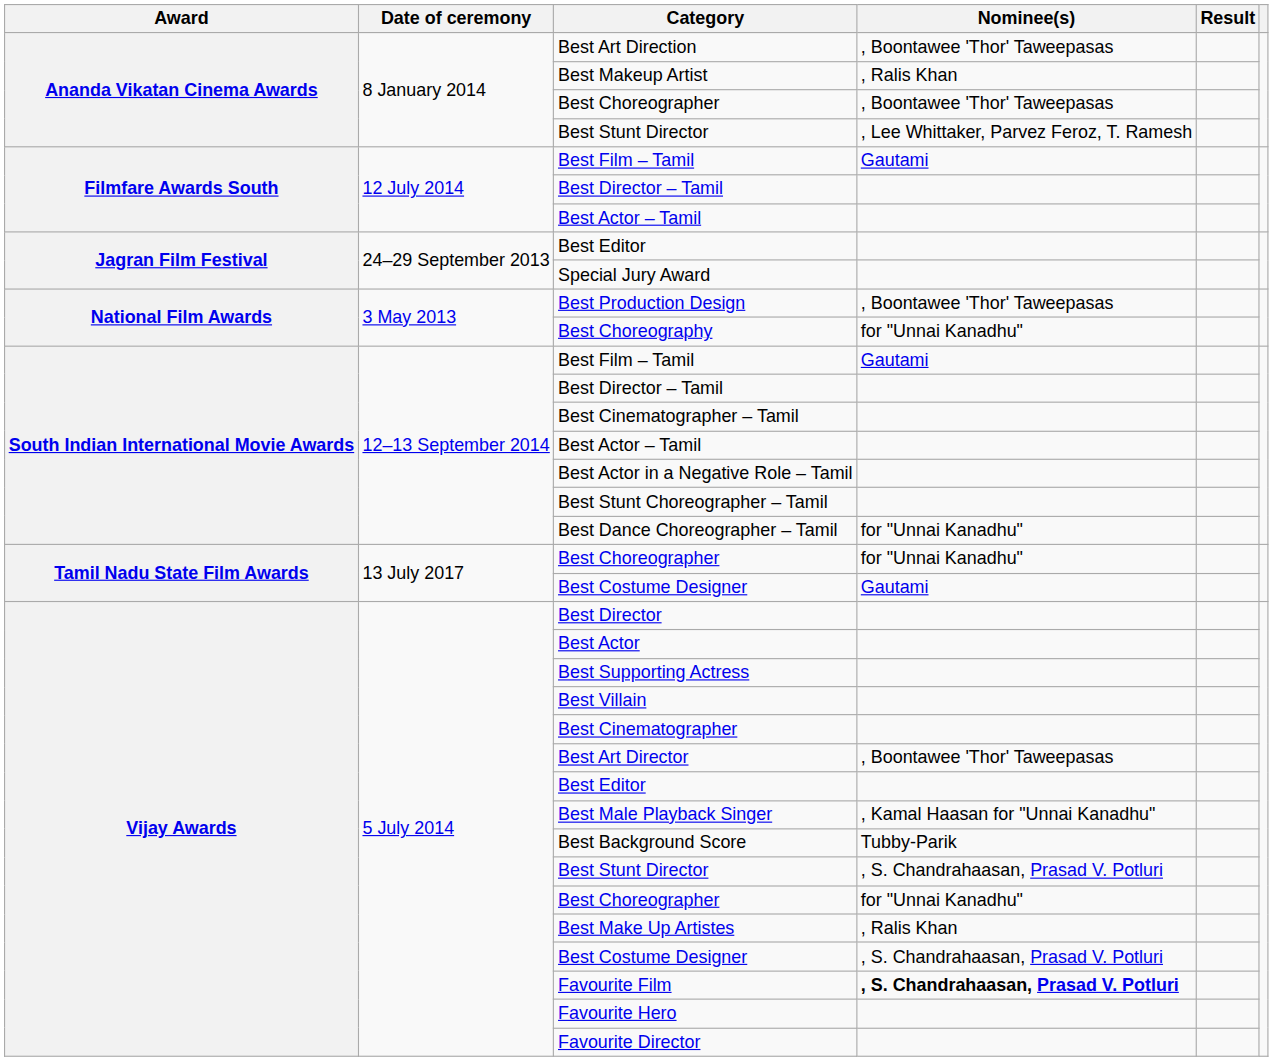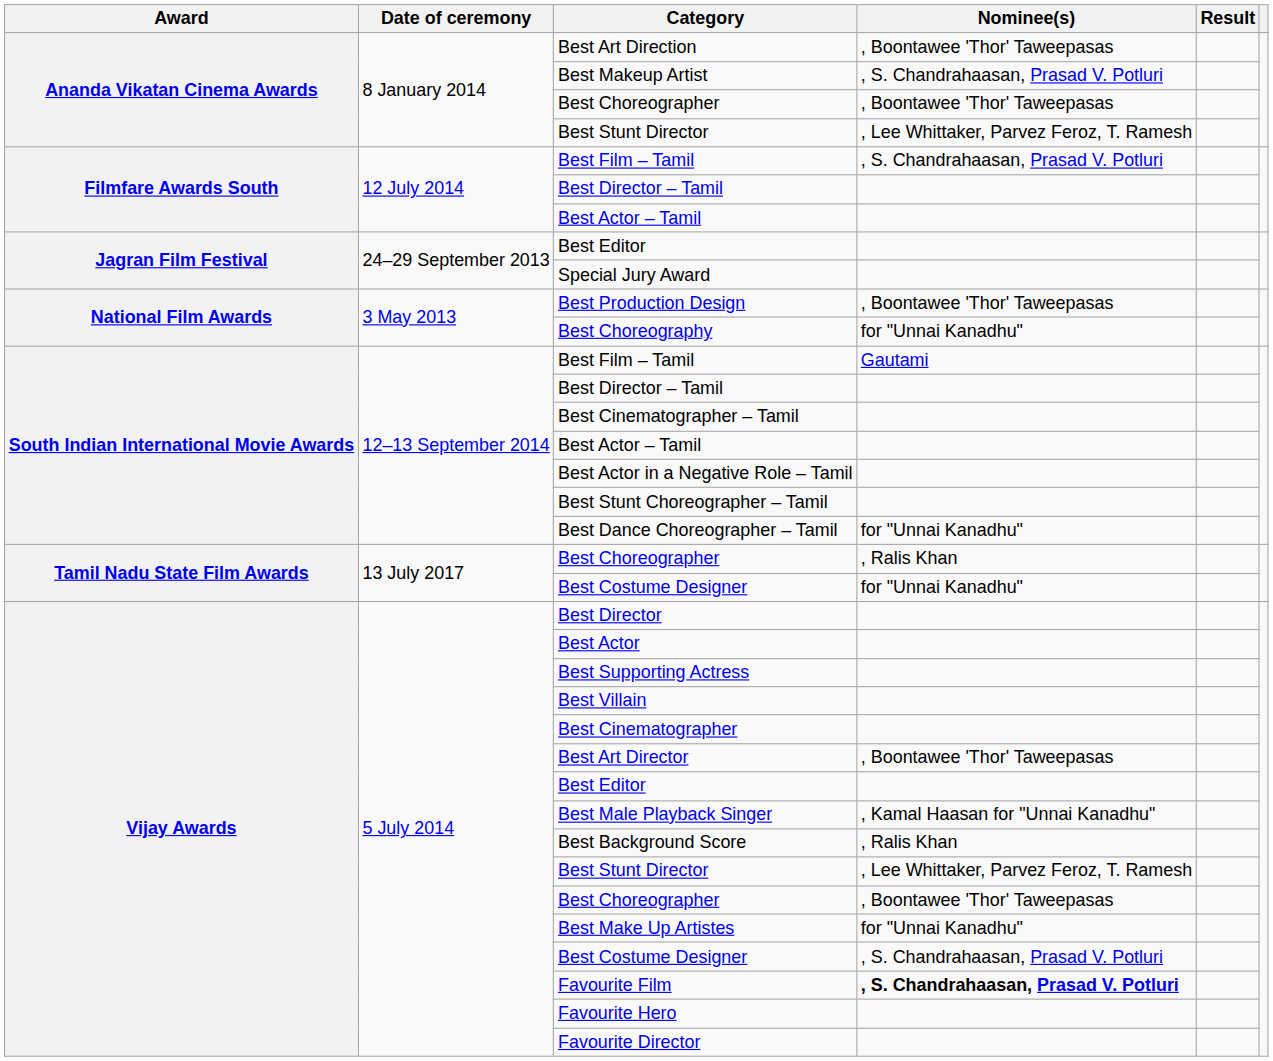(909, 75) , Ralis Khan -> (1012, 75) , S. Chandrahaasan, Prasad V. Potluri
(895, 160) Gautami -> (1012, 160) , S. Chandrahaasan, Prasad V. Potluri
(942, 558) for "Unnai Kanadhu" -> (909, 558) , Ralis Khan
(895, 587) Gautami -> (942, 587) for "Unnai Kanadhu"
(909, 842) Tubby-Parik -> (909, 842) , Ralis Khan
(1012, 871) , S. Chandrahaasan, Prasad V. Potluri -> (1026, 871) , Lee Whittaker, Parvez Feroz, T. Ramesh
(942, 899) for "Unnai Kanadhu" -> (987, 899) , Boontawee 'Thor' Taweepasas
(909, 928) , Ralis Khan -> (942, 928) for "Unnai Kanadhu"
